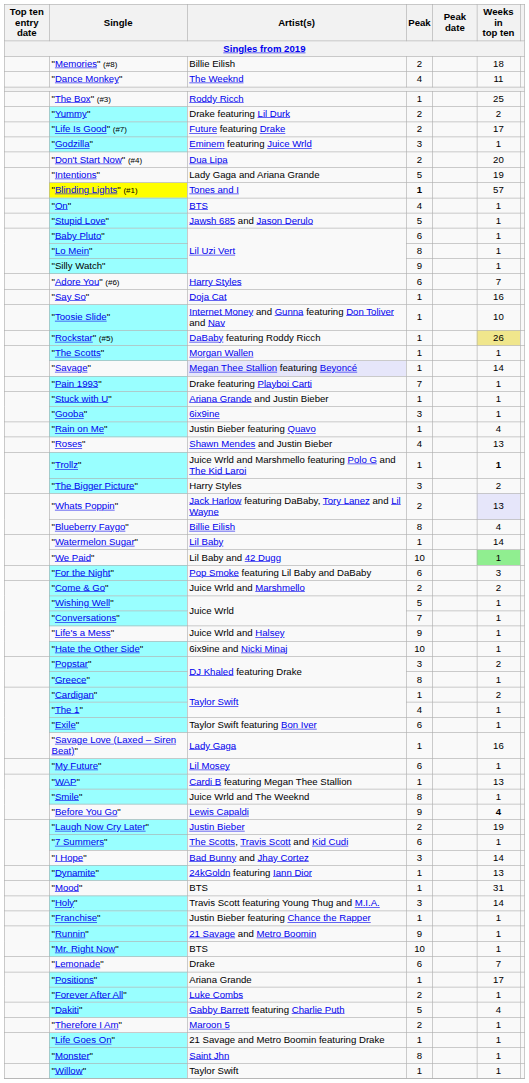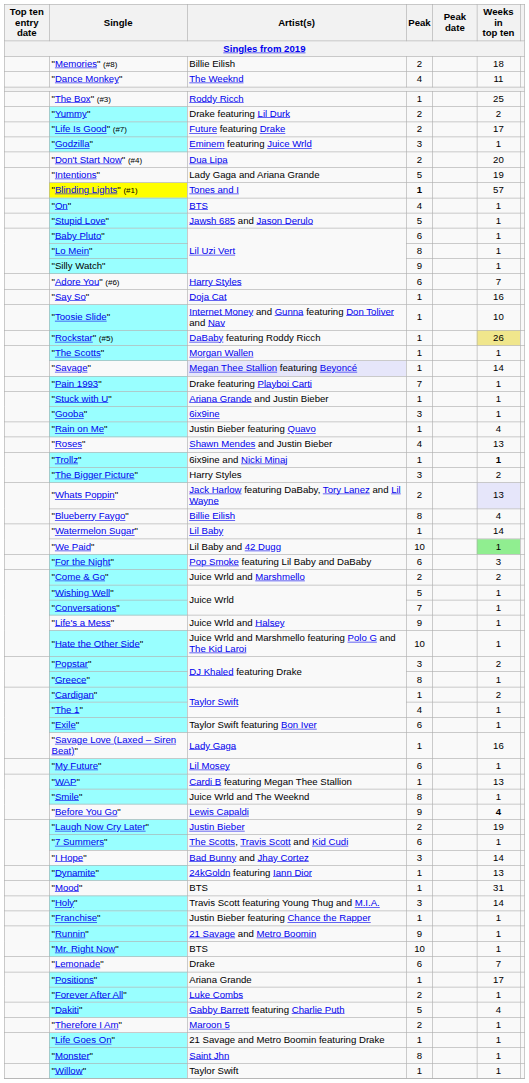(292, 465) Juice Wrld and Marshmello featuring Polo G and The Kid Laroi -> (238, 460) 6ix9ine and Nicki Minaj
(238, 649) 6ix9ine and Nicki Minaj -> (292, 643) Juice Wrld and Marshmello featuring Polo G and The Kid Laroi
